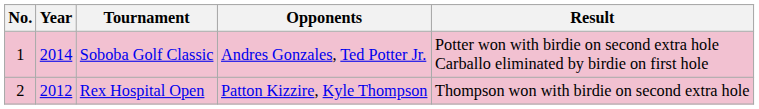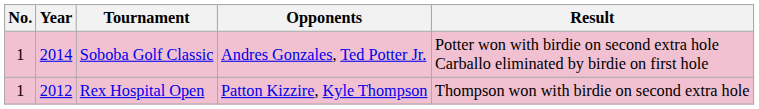(20, 90) 2 -> (20, 90) 1
